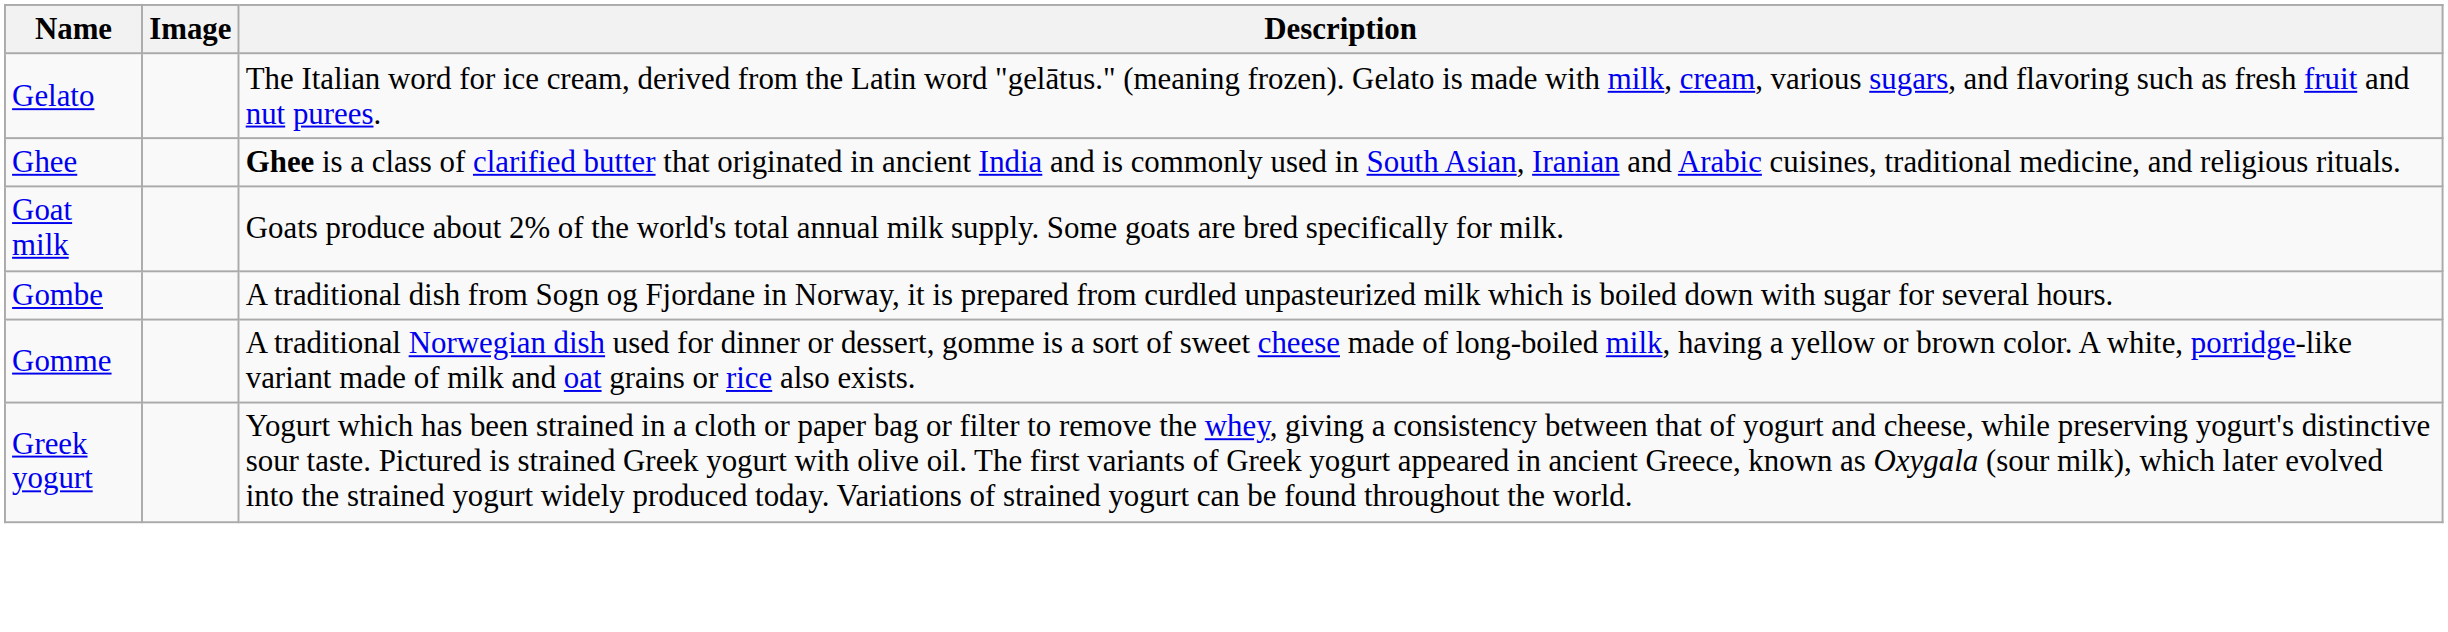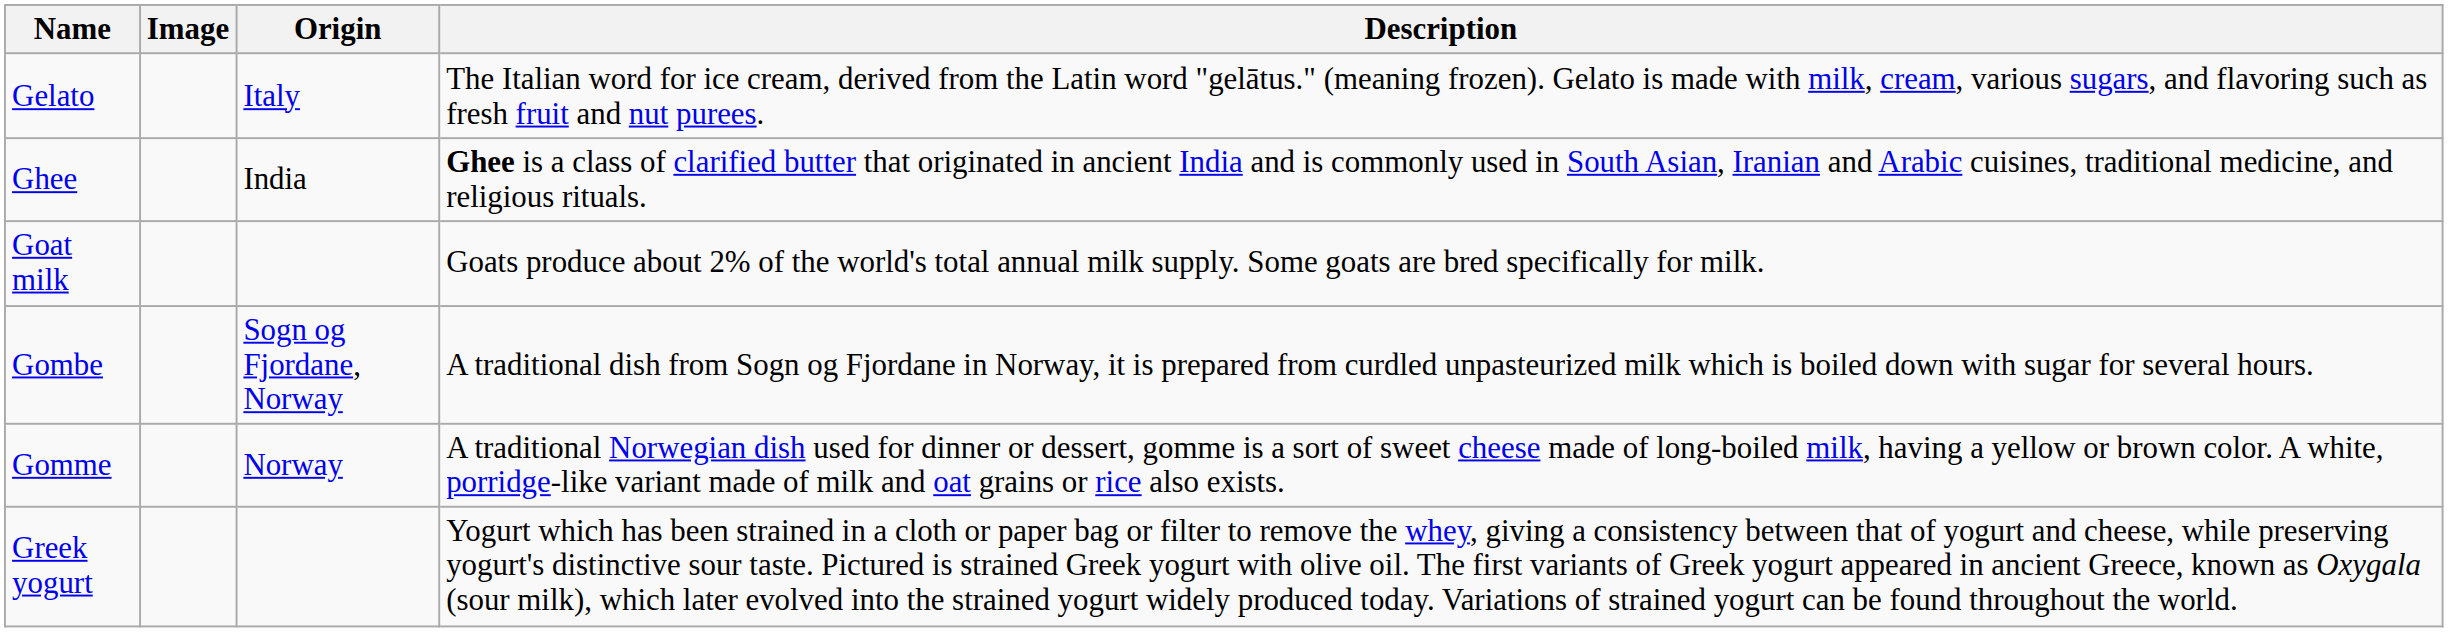+ column: (338, 28)
